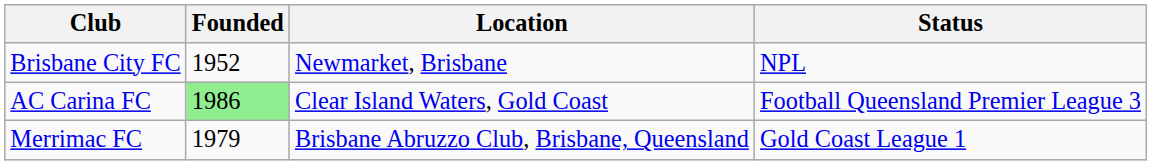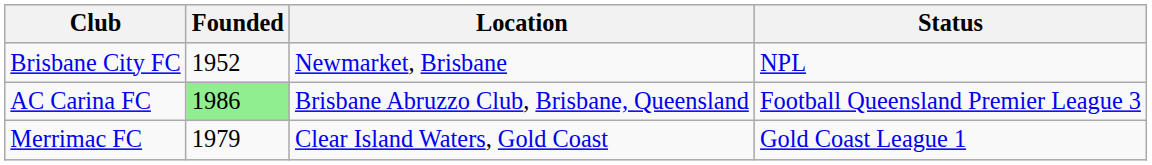(451, 100) Clear Island Waters, Gold Coast -> (522, 100) Brisbane Abruzzo Club, Brisbane, Queensland
(522, 139) Brisbane Abruzzo Club, Brisbane, Queensland -> (451, 139) Clear Island Waters, Gold Coast
